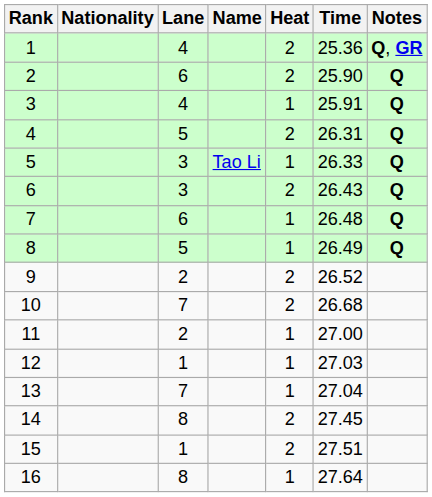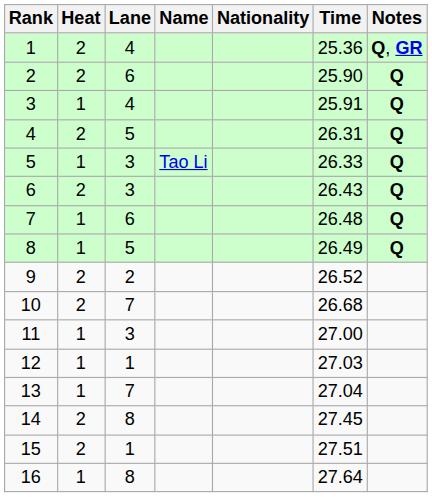columns swapped: (290, 18) <-> (107, 18)
(183, 334) 2 -> (130, 334) 3
